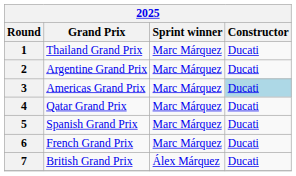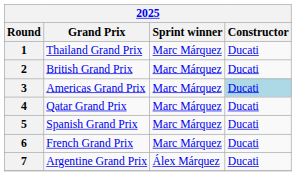(97, 69) Argentine Grand Prix -> (89, 69) British Grand Prix
(89, 161) British Grand Prix -> (97, 161) Argentine Grand Prix
